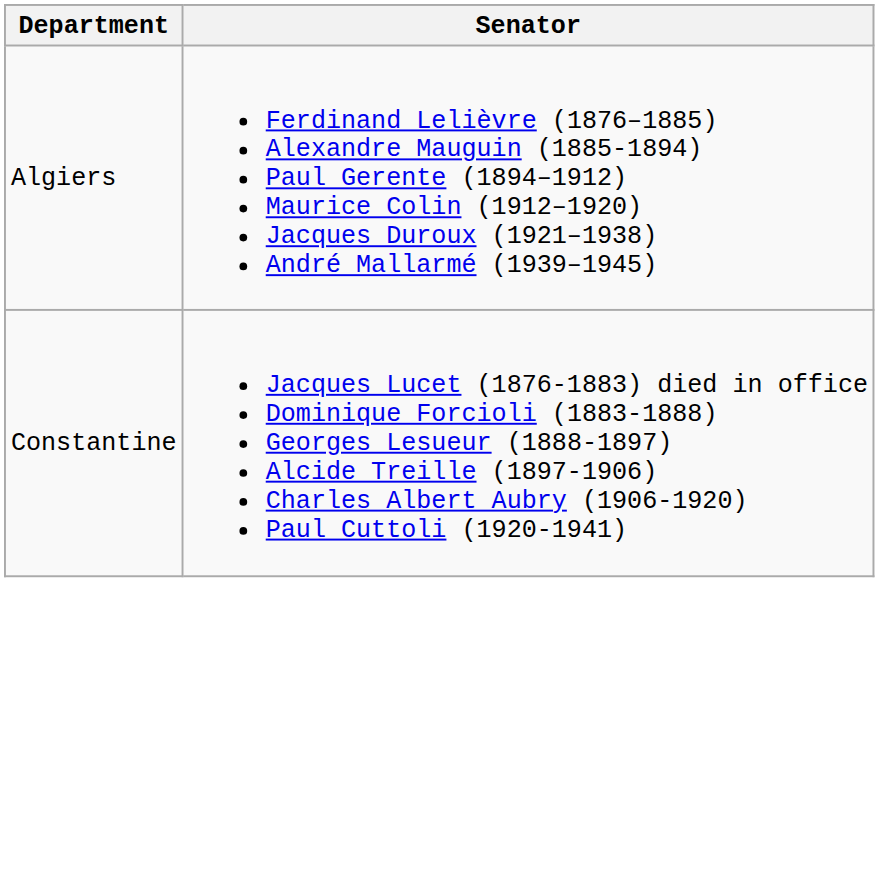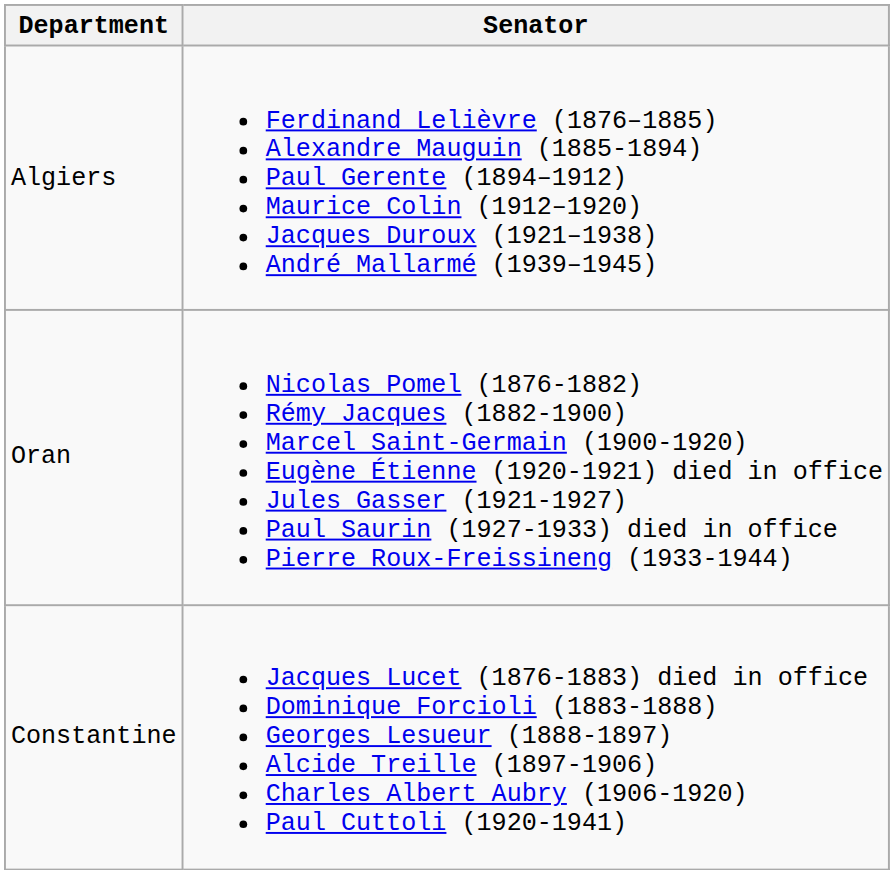+ row: (41, 457)
